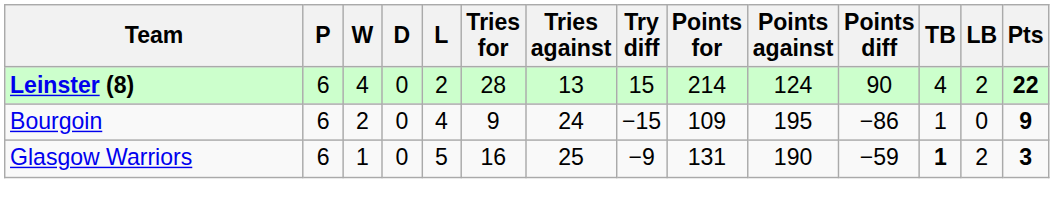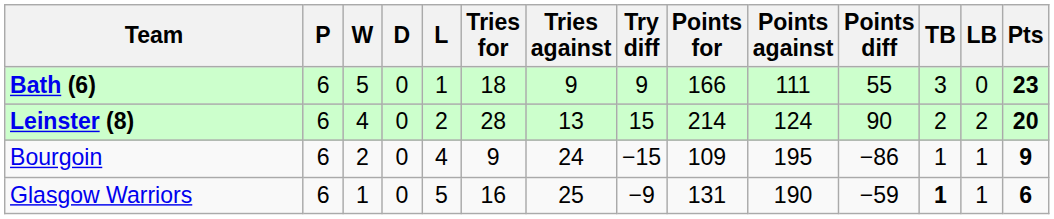+ row: (53, 85)
(940, 85) 4 -> (940, 121) 2
(1026, 85) 22 -> (1026, 121) 20
(982, 121) 0 -> (982, 158) 1
(982, 158) 2 -> (982, 194) 1
(1026, 158) 3 -> (1026, 194) 6
